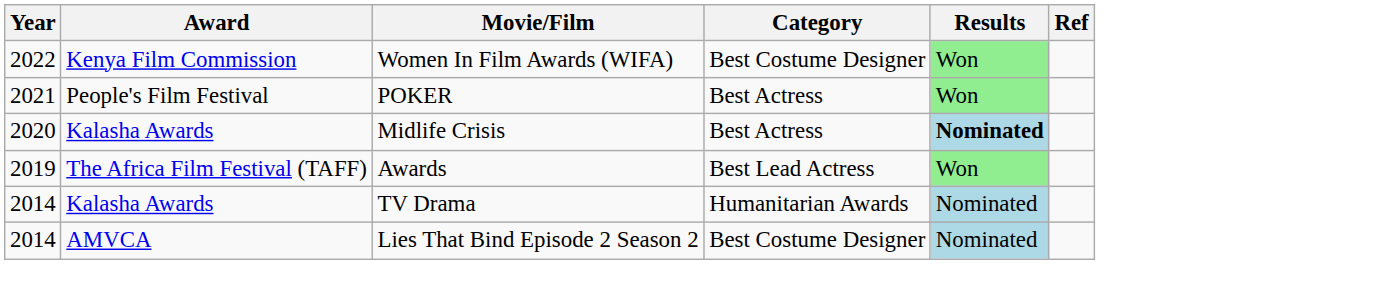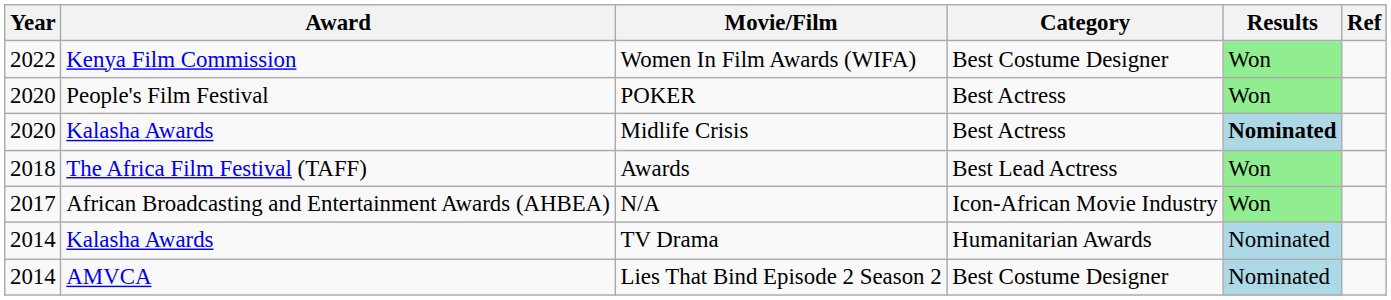(33, 95) 2021 -> (33, 95) 2020
(33, 167) 2019 -> (33, 167) 2018
+ row: (640, 204)
